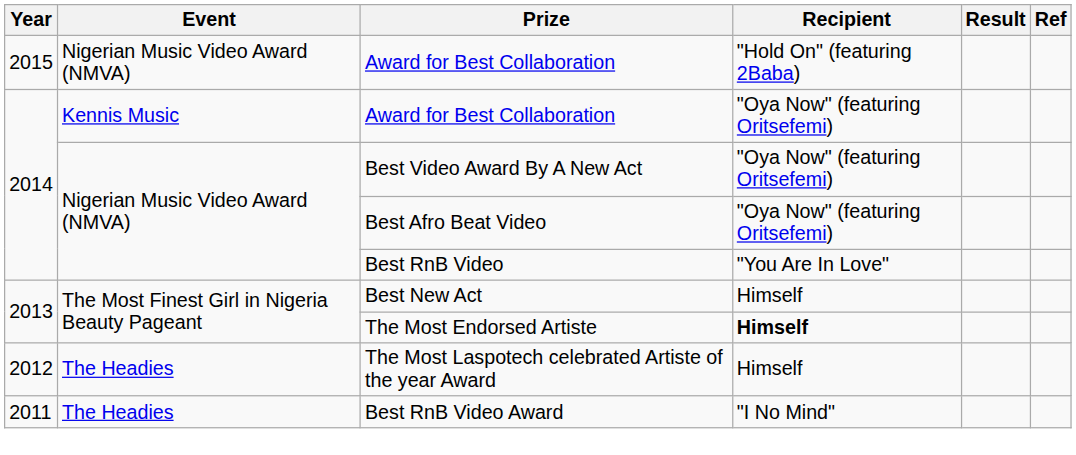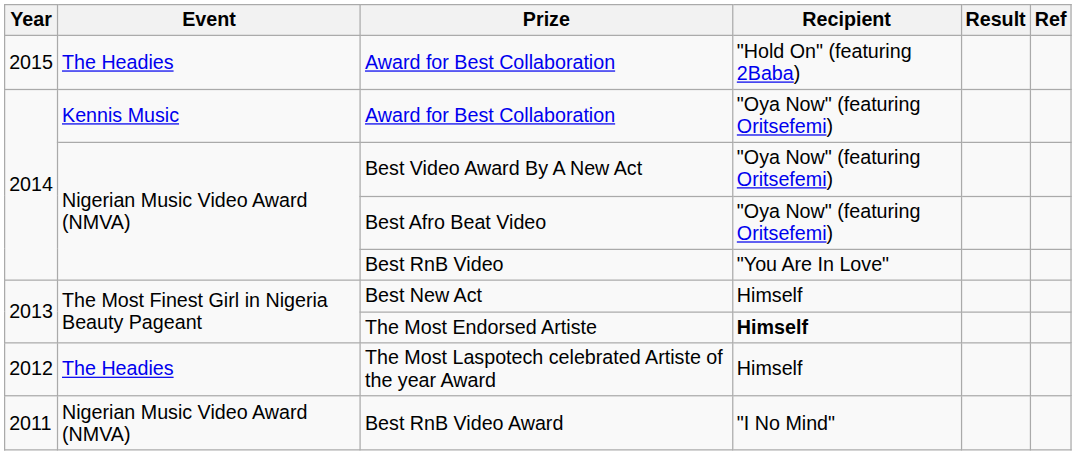(185, 62) Nigerian Music Video Award (NMVA) -> (118, 62) The Headies
(118, 411) The Headies -> (185, 422) Nigerian Music Video Award (NMVA)
